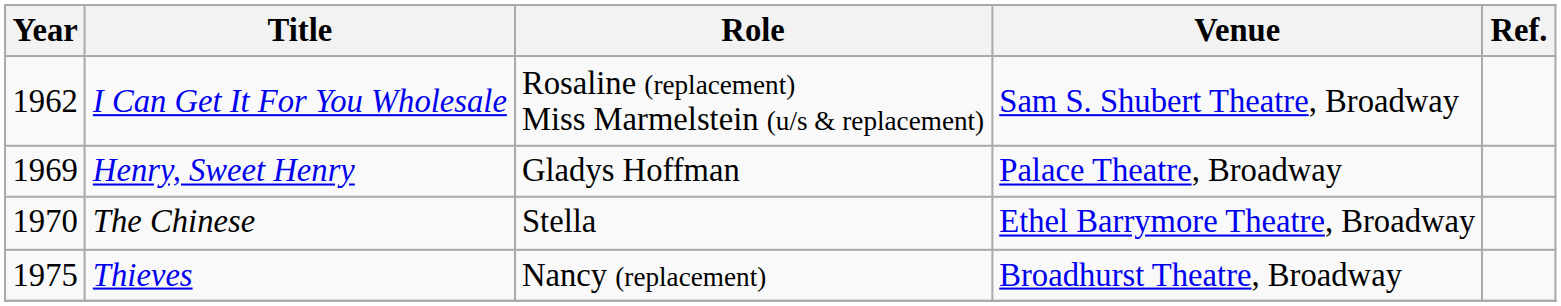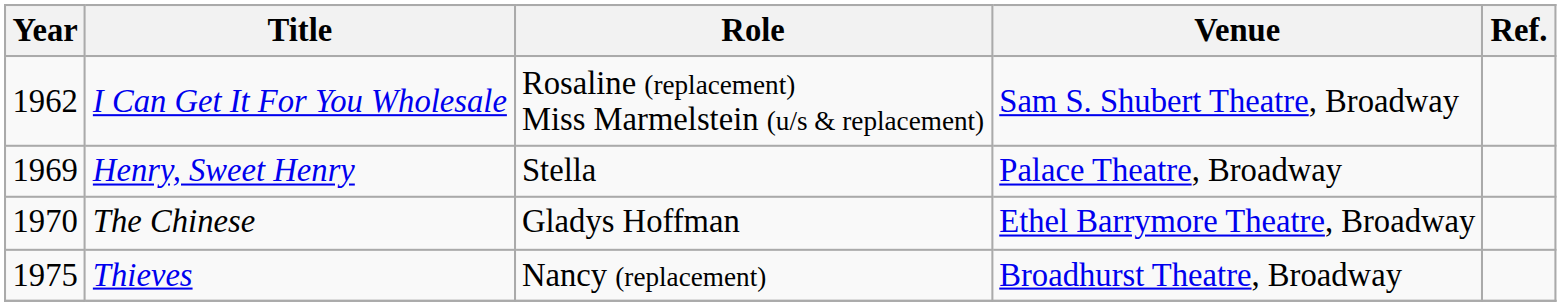(631, 170) Gladys Hoffman -> (559, 170) Stella
(559, 222) Stella -> (631, 222) Gladys Hoffman
